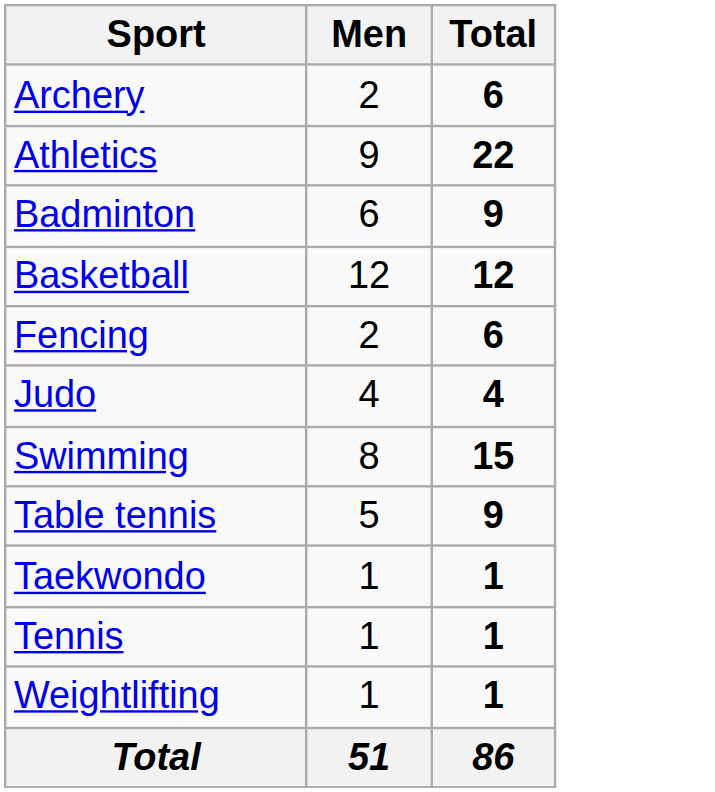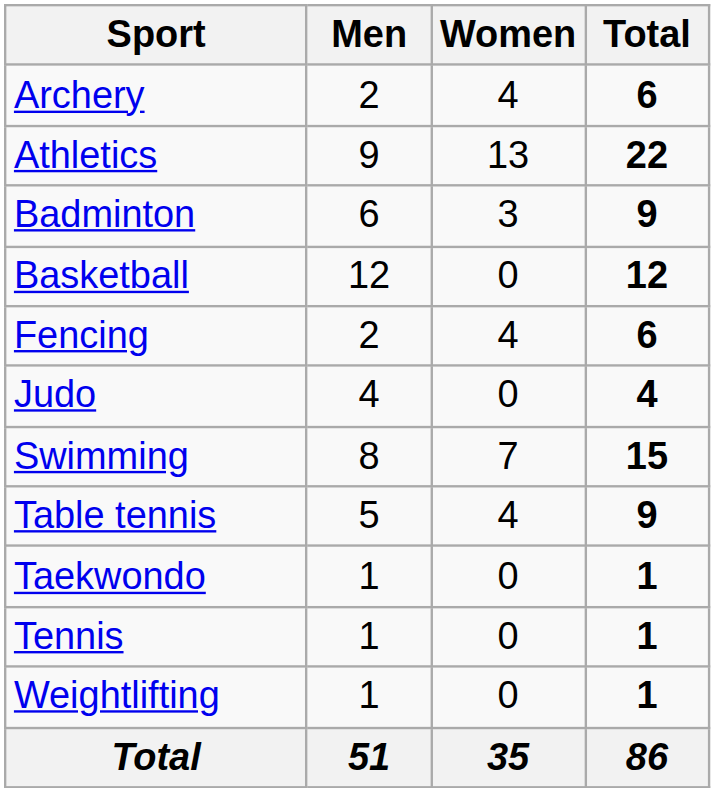+ column: (508, 34)
